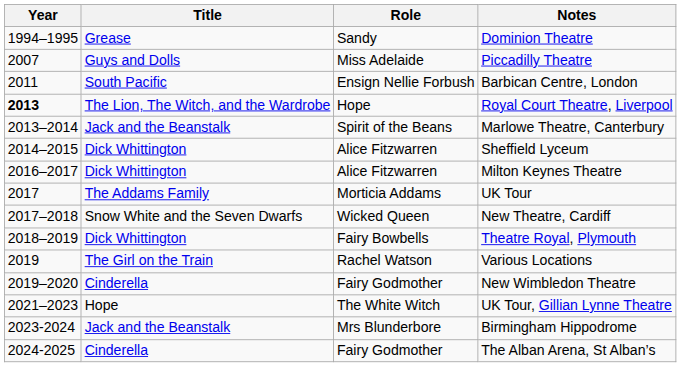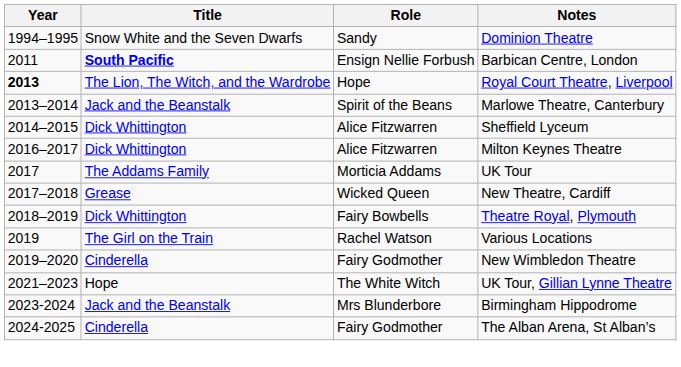(108, 37) Grease -> (193, 37) Snow White and the Seven Dwarfs
- row: (537, 60)
(126, 82) normal -> (129, 60) bold
(193, 216) Snow White and the Seven Dwarfs -> (108, 194) Grease
